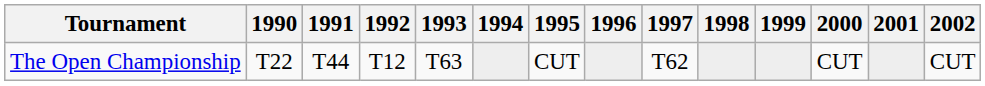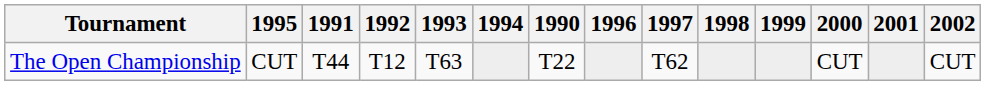columns swapped: (274, 23) <-> (557, 23)
